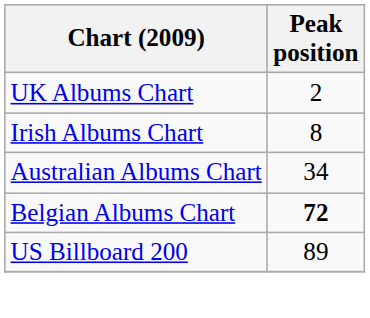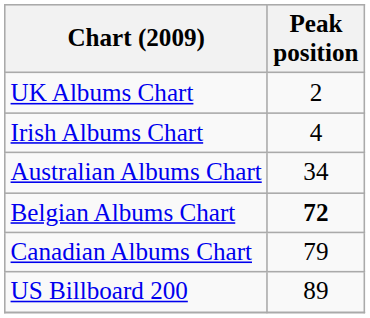(316, 132) 8 -> (316, 132) 4
+ row: (131, 251)
